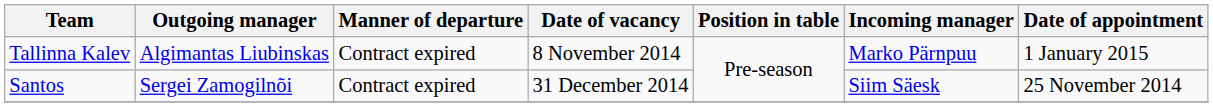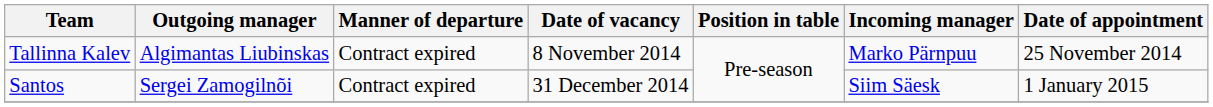(1086, 53) 1 January 2015 -> (1102, 53) 25 November 2014
(1102, 85) 25 November 2014 -> (1086, 85) 1 January 2015
